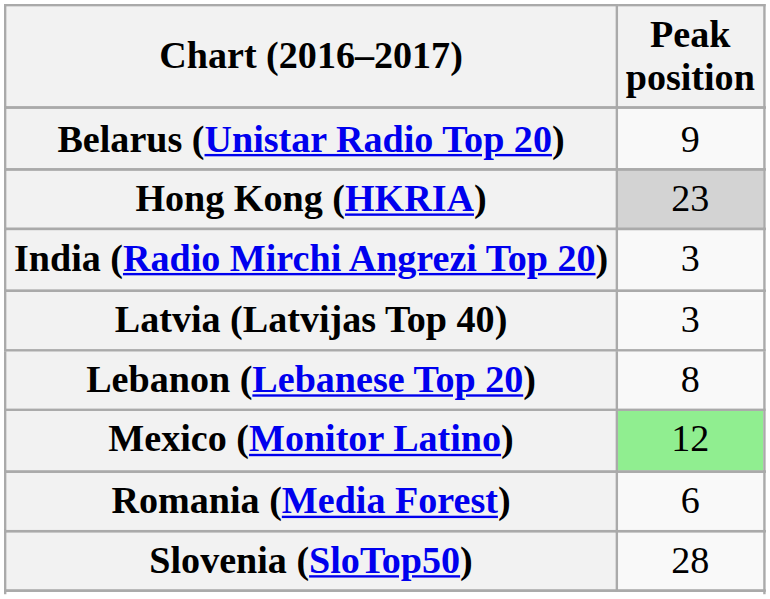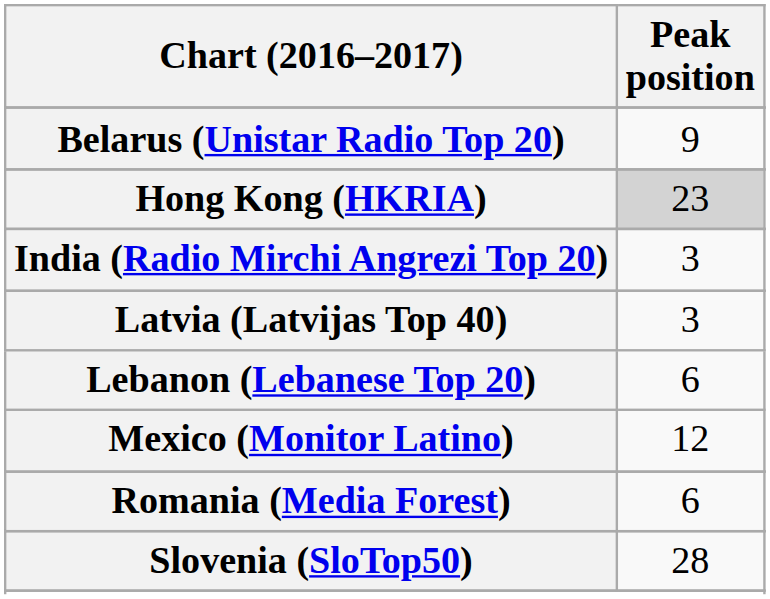(690, 379) 8 -> (690, 379) 6
(690, 439) lightgreen background -> (690, 439) no background
